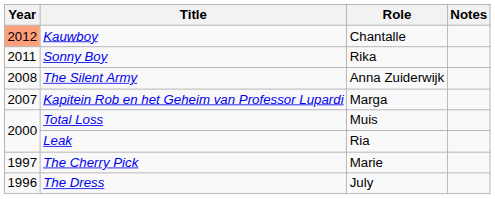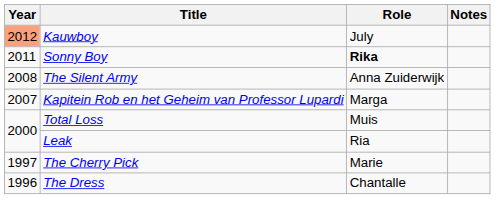(378, 36) Chantalle -> (362, 36) July
(363, 57) normal -> (364, 57) bold
(362, 183) July -> (378, 183) Chantalle
